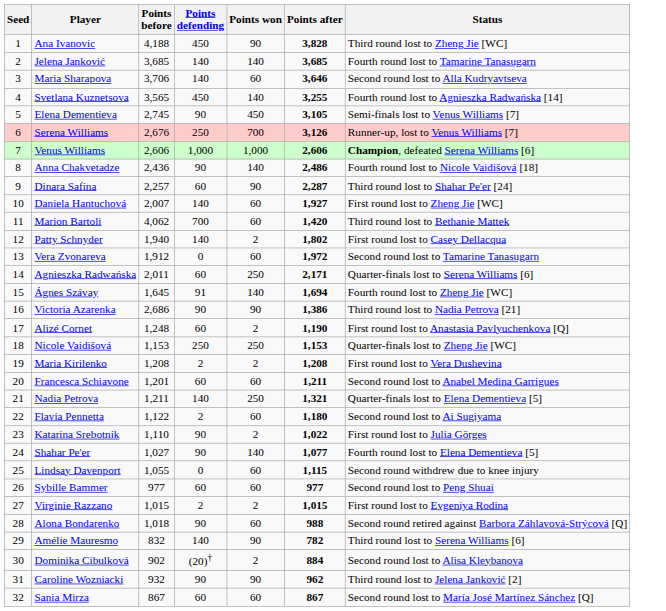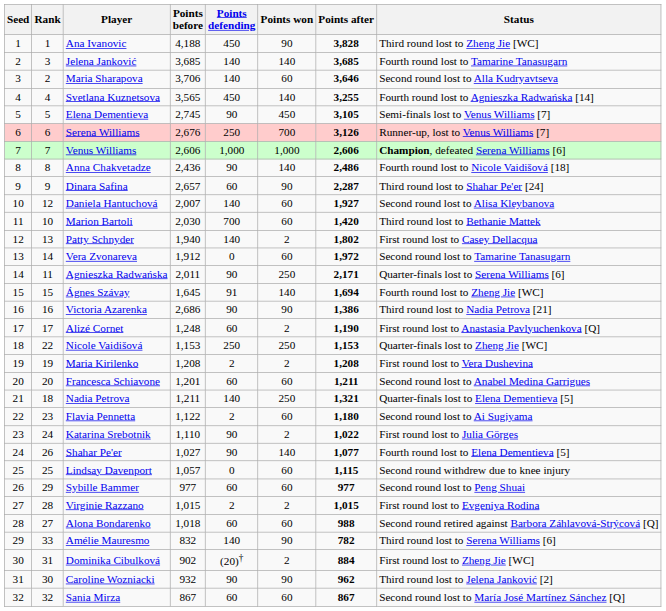+ column: (48, 19)
(157, 185) 2,257 -> (188, 185) 2,657
(425, 203) First round lost to Zheng Jie [WC] -> (467, 203) Second round lost to Alisa Kleybanova
(157, 221) 4,062 -> (188, 221) 2,030
(200, 274) 60 -> (232, 274) 90
(157, 470) 1,055 -> (188, 470) 1,057
(200, 523) 90 -> (232, 523) 60
(435, 560) Second round lost to Alisa Kleybanova -> (457, 560) First round lost to Zheng Jie [WC]
